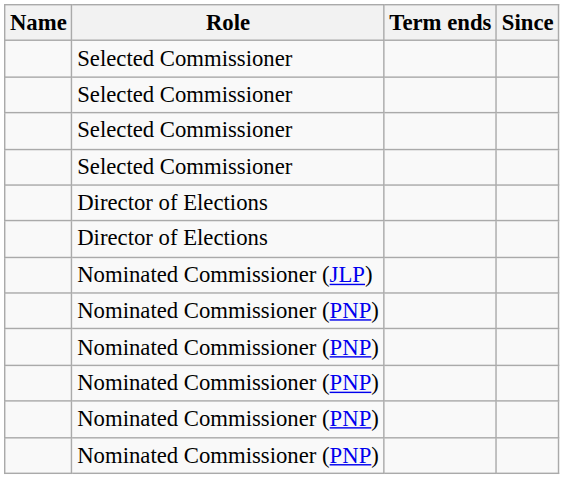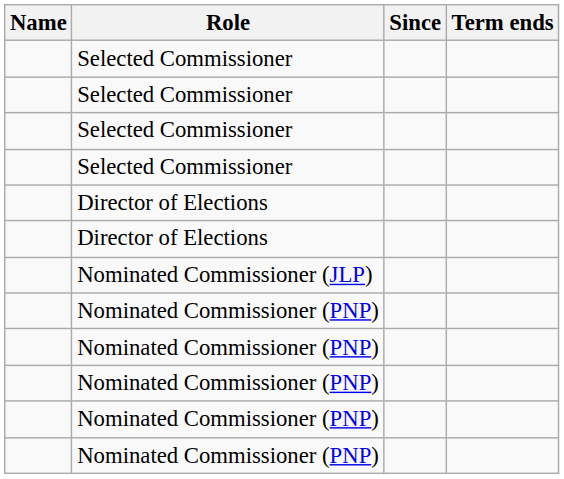columns swapped: (528, 22) <-> (440, 22)
